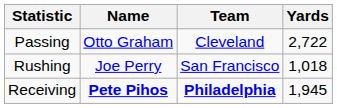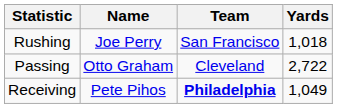rows swapped: (42, 41) <-> (42, 66)
(128, 90) bold -> (128, 90) normal
(308, 90) 1,945 -> (308, 90) 1,049
